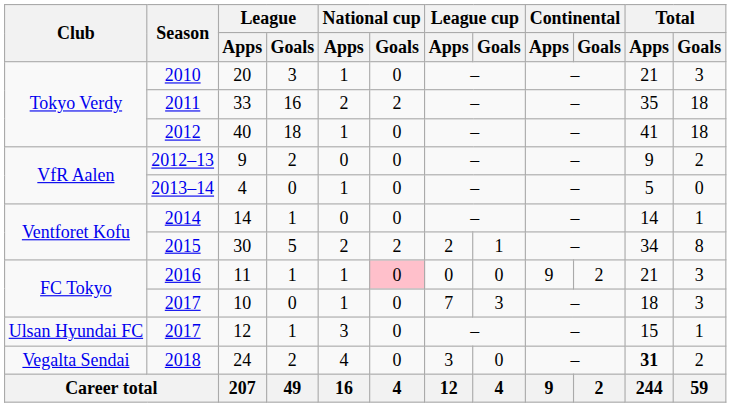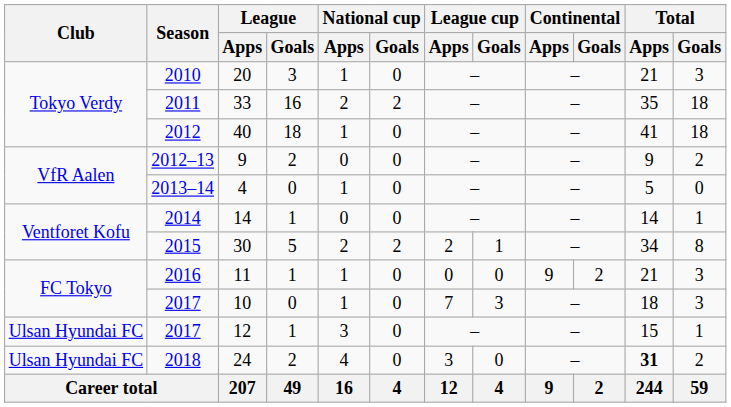(397, 274) pink background -> (397, 274) no background
(76, 359) Vegalta Sendai -> (76, 359) Ulsan Hyundai FC
